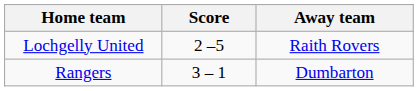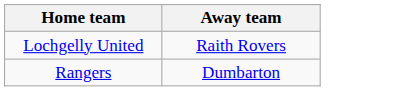- column: (209, 18)
